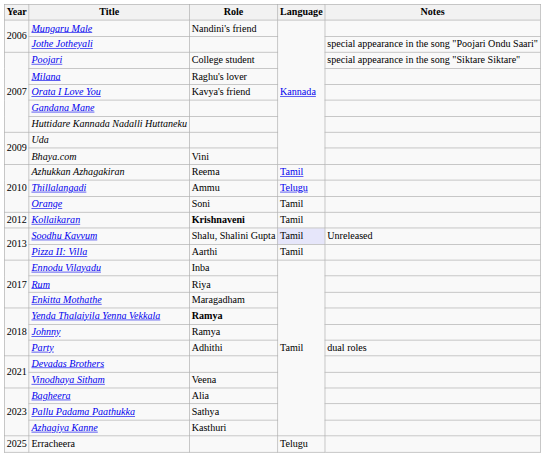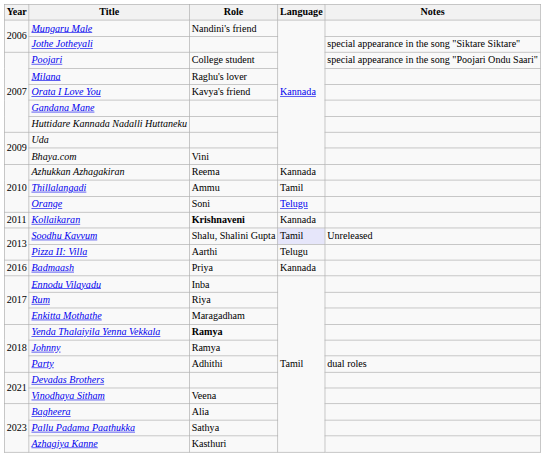(433, 44) special appearance in the song "Poojari Ondu Saari" -> (424, 44) special appearance in the song "Siktare Siktare"
(424, 60) special appearance in the song "Siktare Siktare" -> (433, 60) special appearance in the song "Poojari Ondu Saari"
(292, 172) Tamil -> (298, 172) Kannada
(294, 188) Telugu -> (292, 188) Tamil
(292, 204) Tamil -> (294, 204) Telugu
(17, 220) 2012 -> (17, 220) 2011
(292, 220) Tamil -> (298, 220) Kannada
(292, 252) Tamil -> (294, 252) Telugu
+ row: (53, 268)
- row: (53, 444)
